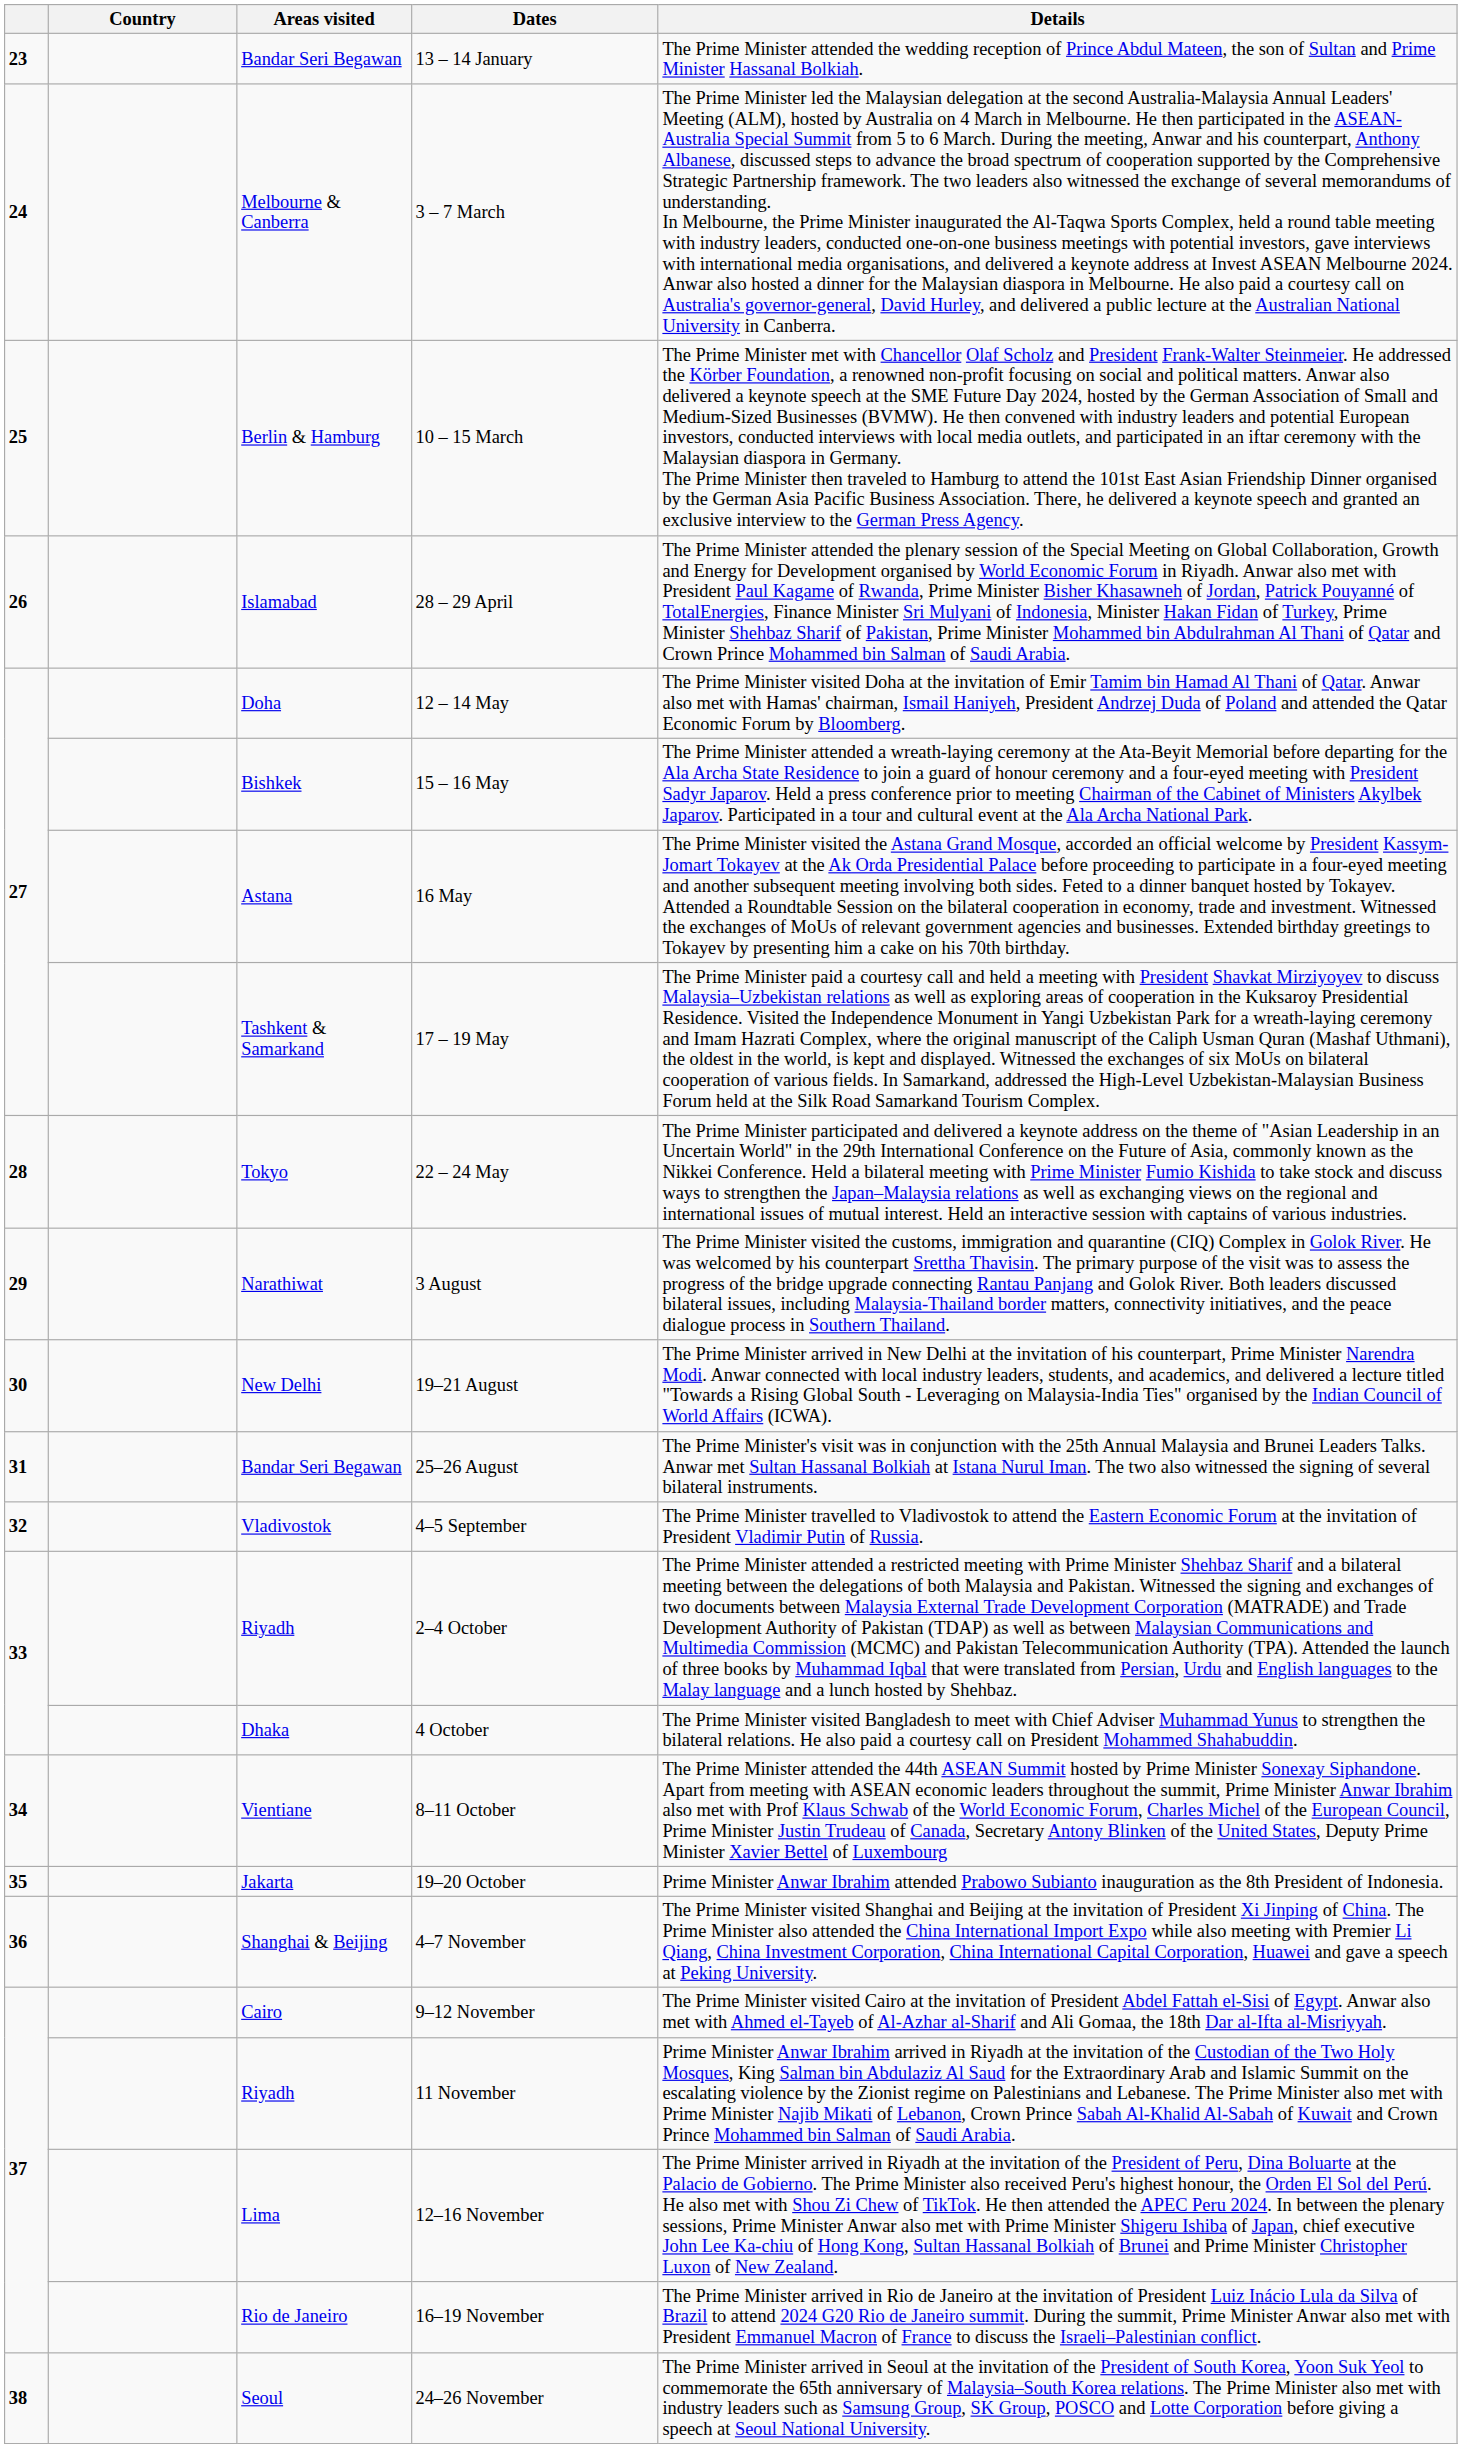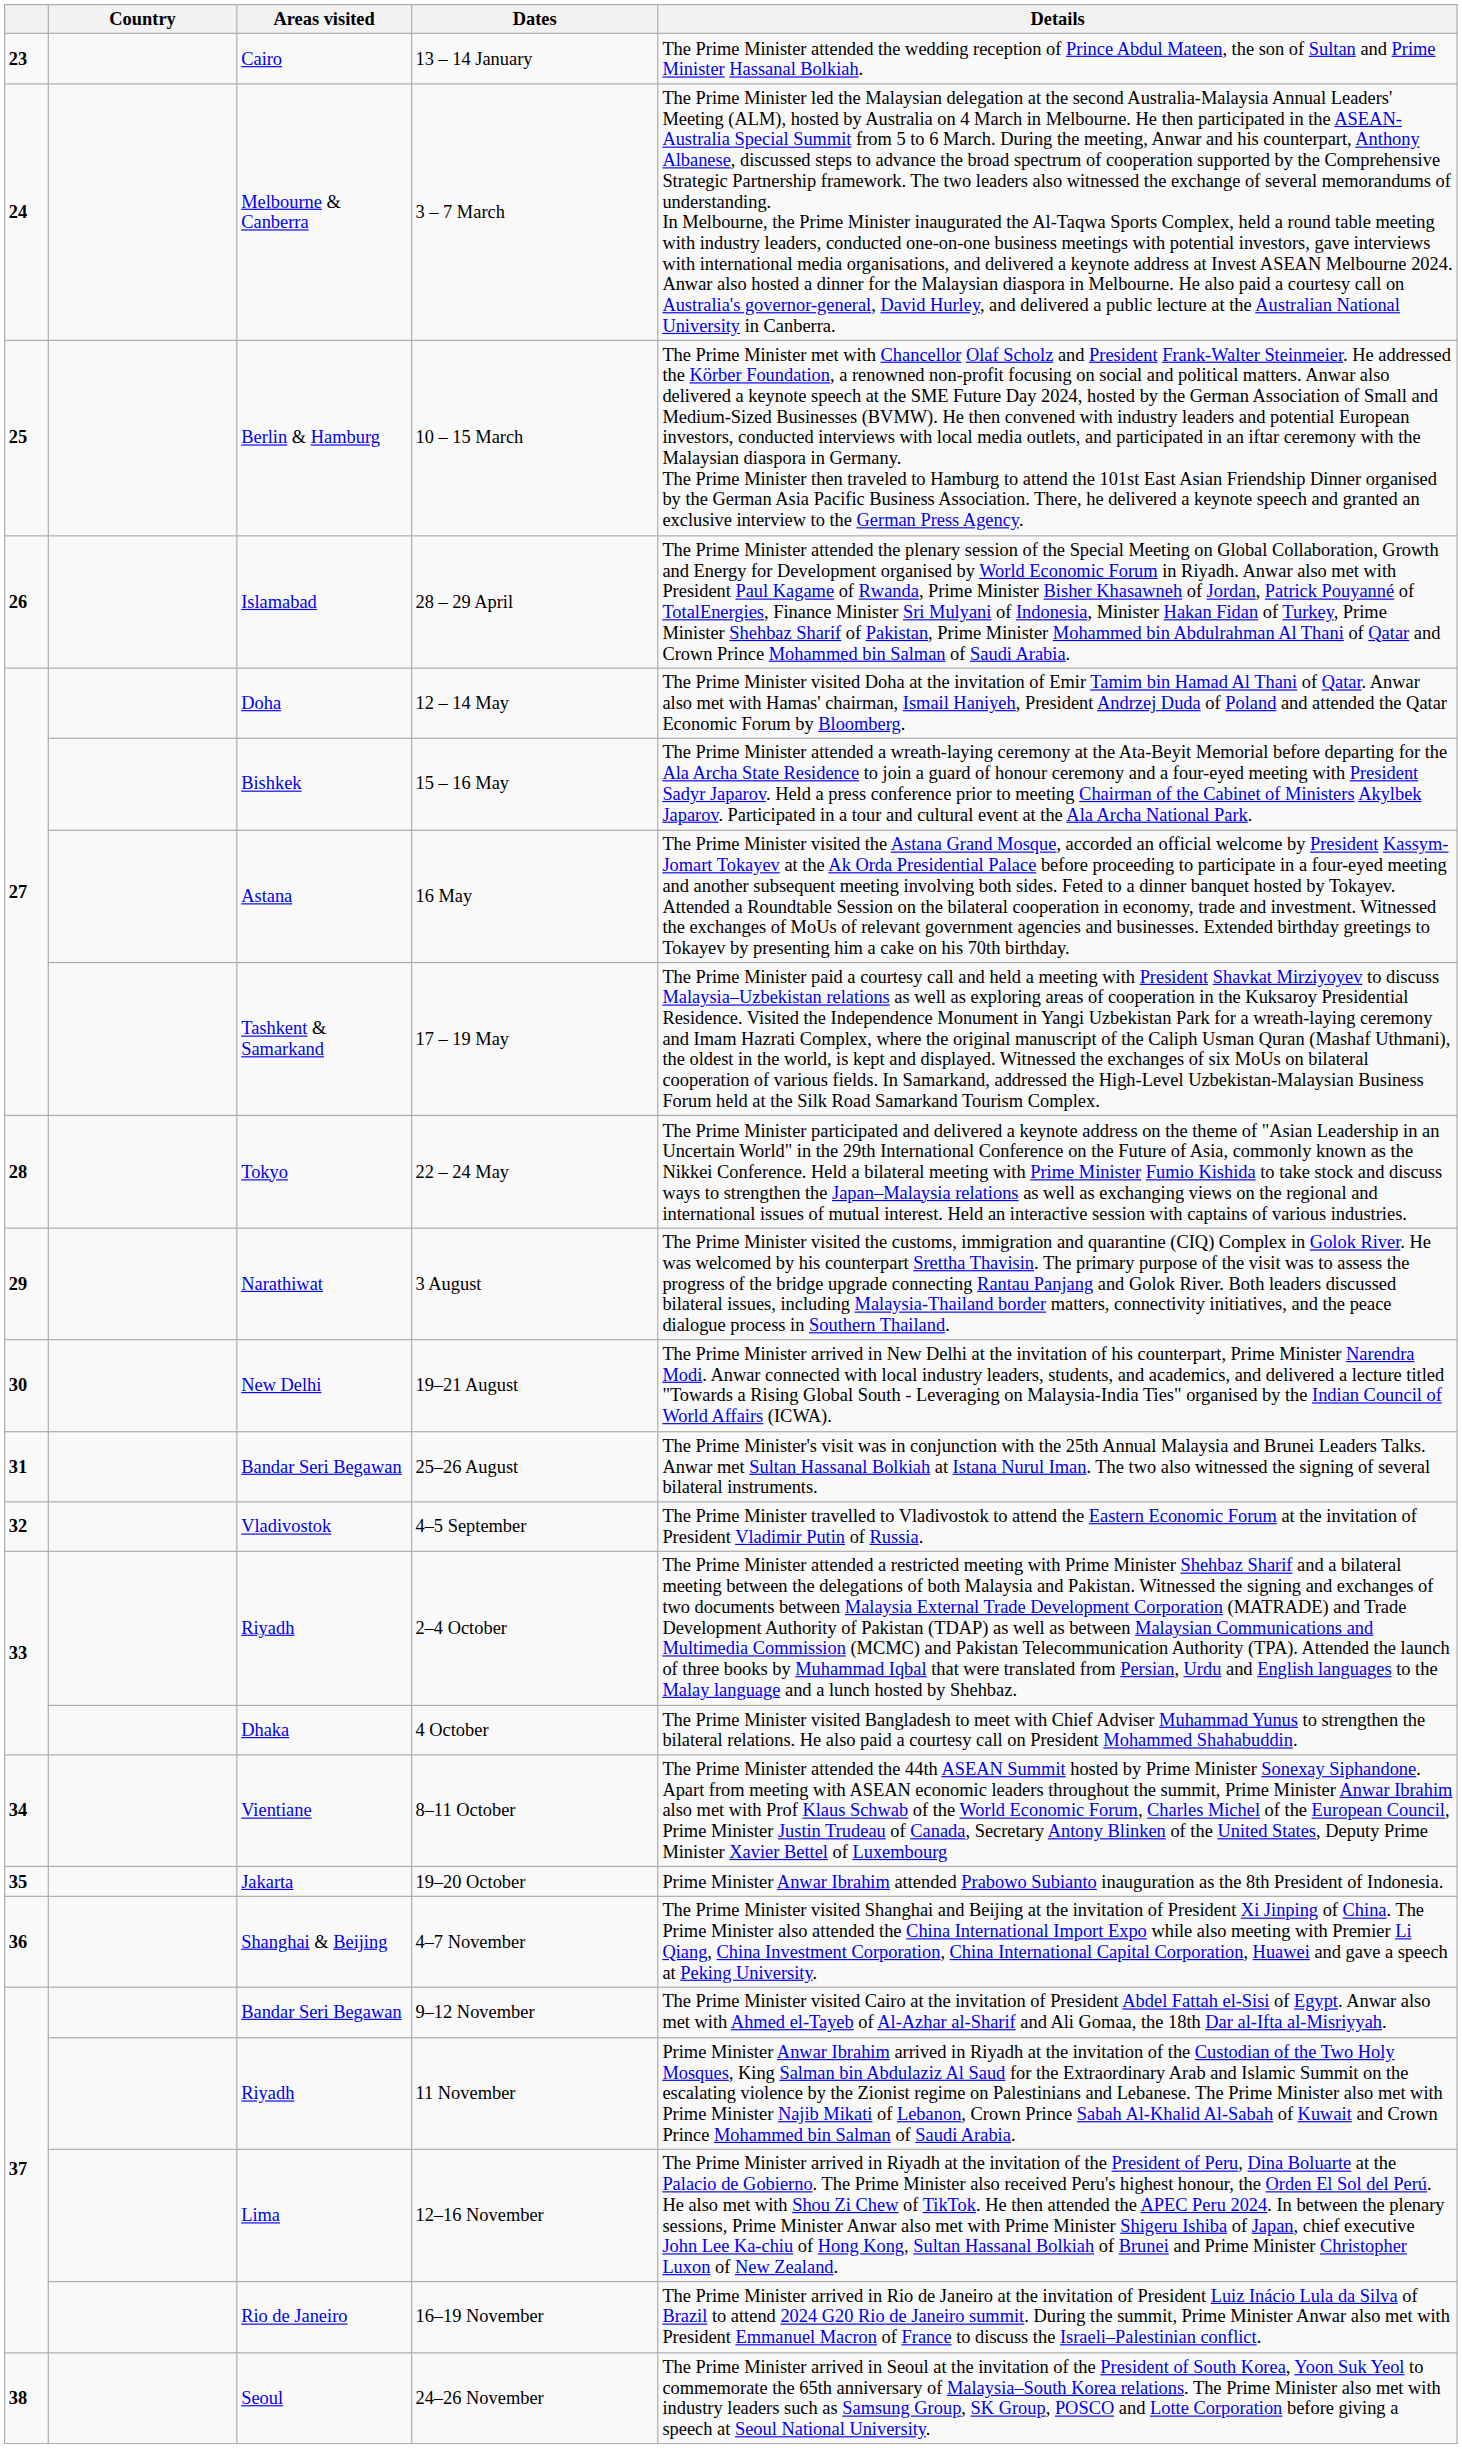(321, 58) Bandar Seri Begawan -> (262, 58) Cairo
(262, 2012) Cairo -> (321, 2012) Bandar Seri Begawan
